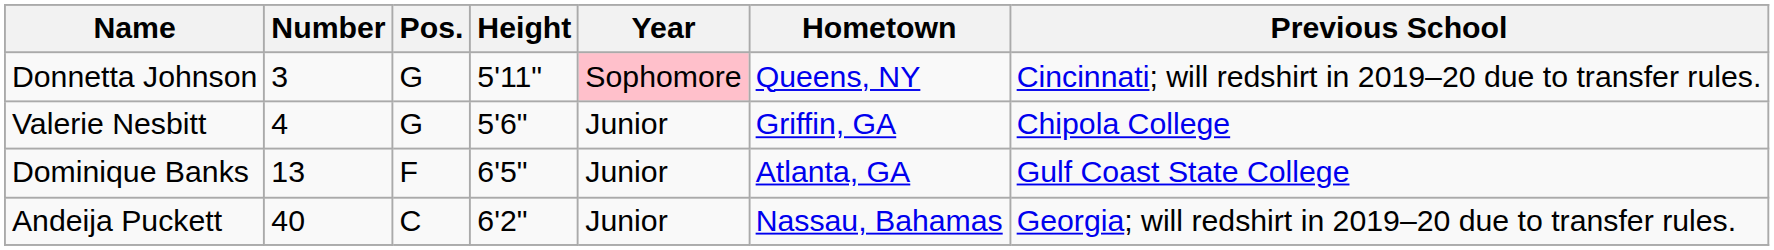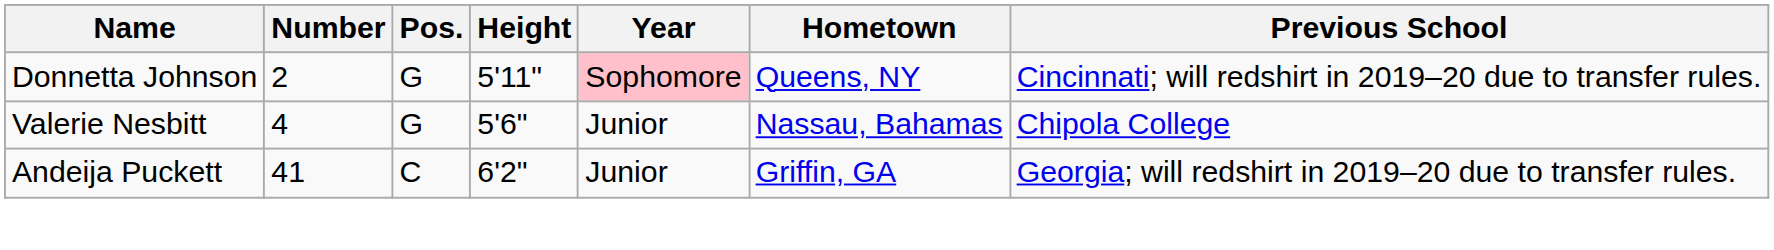(280, 76) 3 -> (280, 76) 2
(826, 124) Griffin, GA -> (879, 124) Nassau, Bahamas
- row: (130, 172)
(288, 220) 40 -> (288, 172) 41
(879, 220) Nassau, Bahamas -> (826, 172) Griffin, GA
